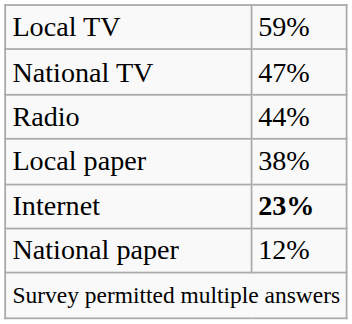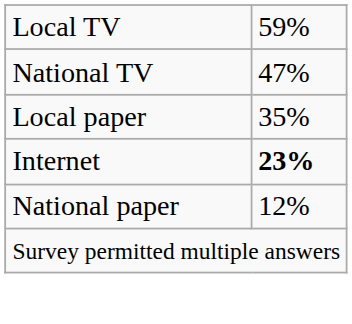- row: (46, 116)
(284, 160) 38% -> (284, 116) 35%
